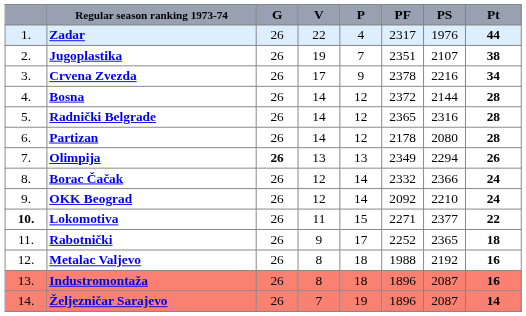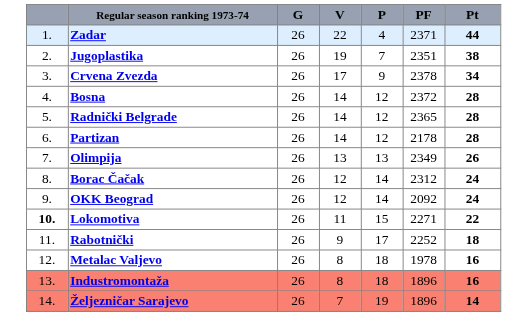- column: (445, 14)
(403, 35) 2317 -> (424, 35) 2371
(277, 157) bold -> (298, 157) normal
(403, 178) 2332 -> (424, 178) 2312
(403, 260) 1988 -> (424, 260) 1978
